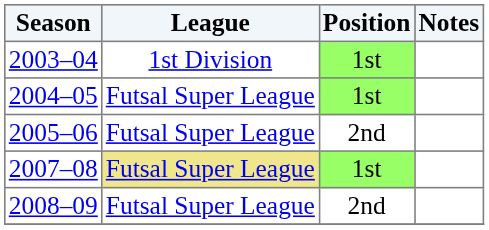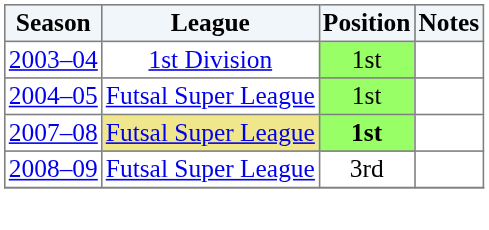- row: (53, 132)
(367, 169) normal -> (367, 132) bold
(367, 205) 2nd -> (367, 169) 3rd
